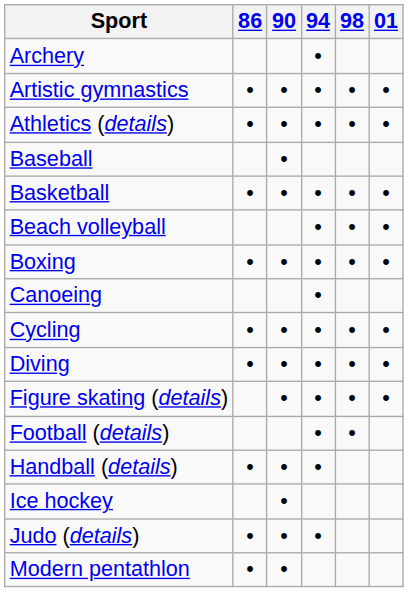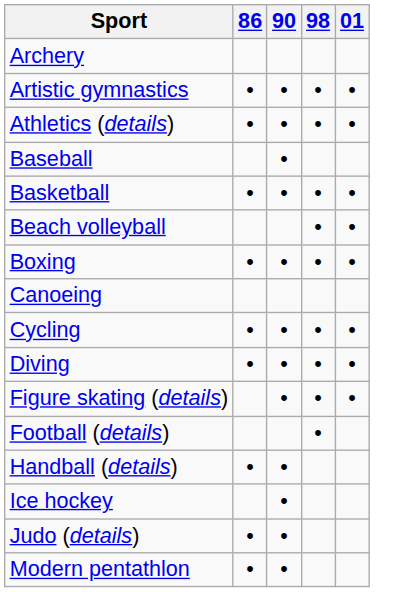- column: (318, 21)
